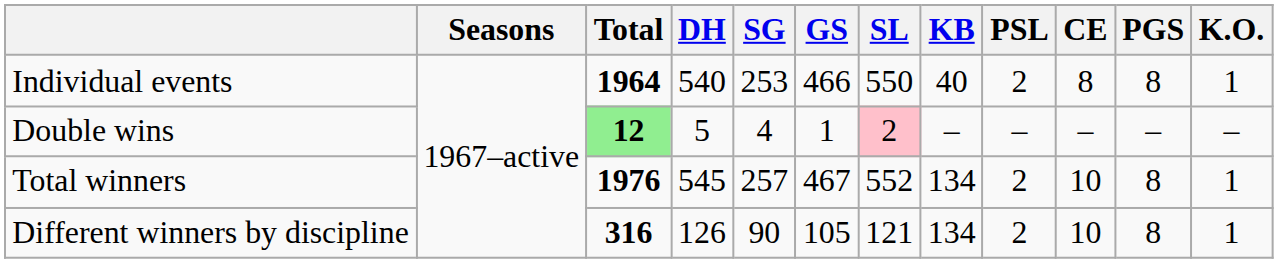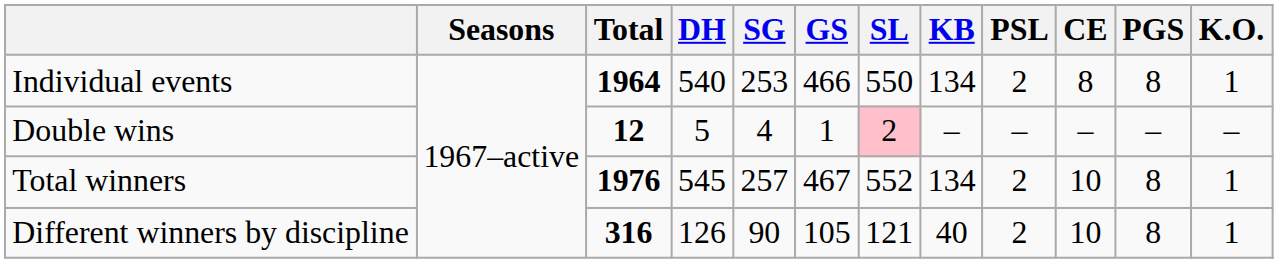(952, 80) 40 -> (952, 80) 134
(629, 130) lightgreen background -> (629, 130) no background
(952, 231) 134 -> (952, 231) 40
